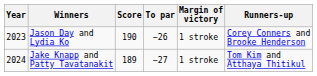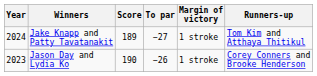rows swapped: (72, 61) <-> (62, 38)
